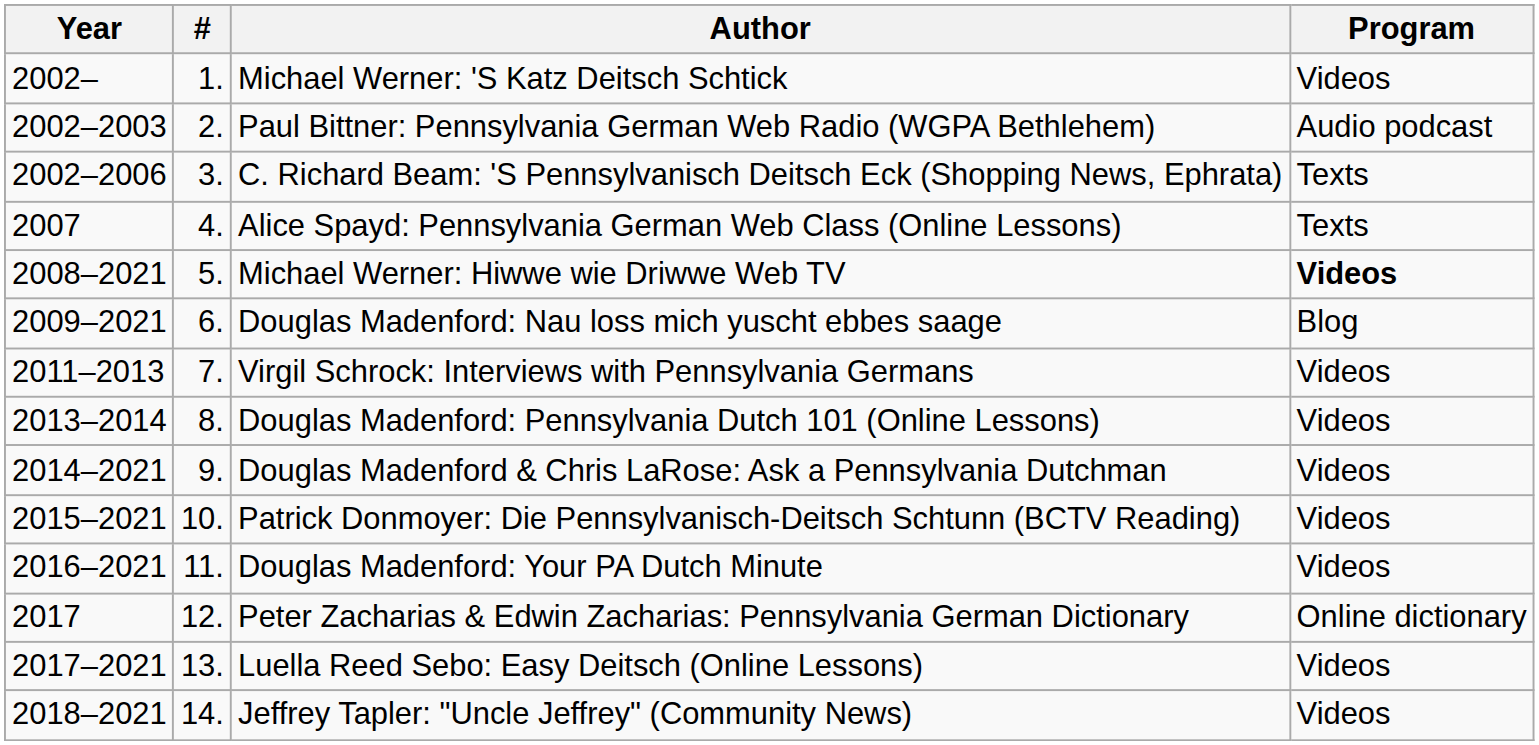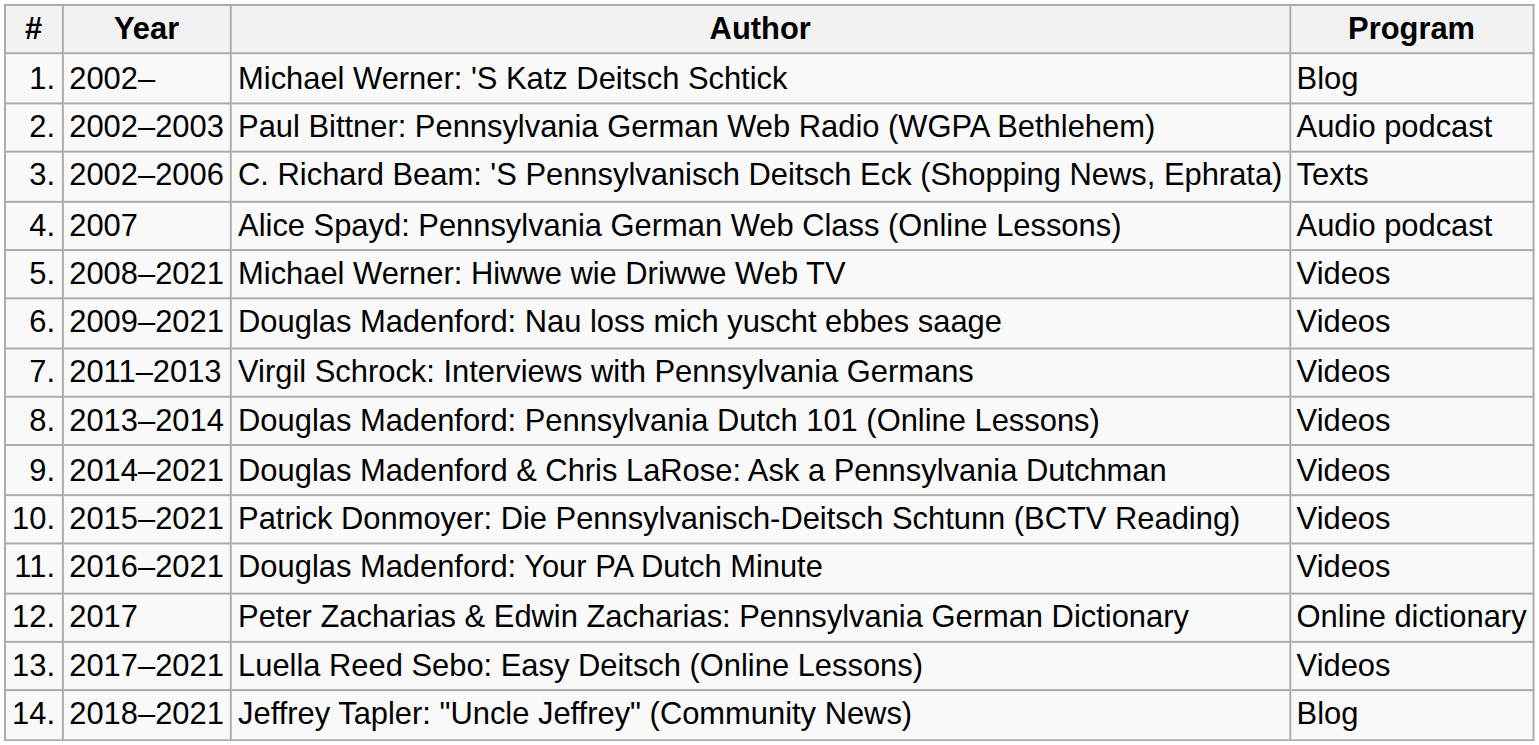columns swapped: (202, 28) <-> (89, 28)
(1344, 77) Videos -> (1327, 77) Blog
(1333, 224) Texts -> (1394, 224) Audio podcast
(1347, 273) bold -> (1344, 273) normal
(1327, 322) Blog -> (1344, 322) Videos
(1344, 714) Videos -> (1327, 714) Blog
